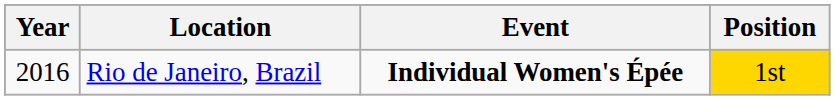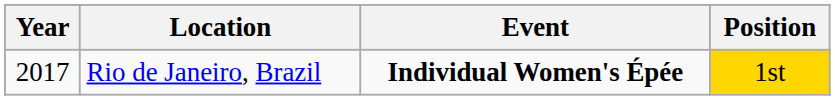(43, 71) 2016 -> (43, 71) 2017
